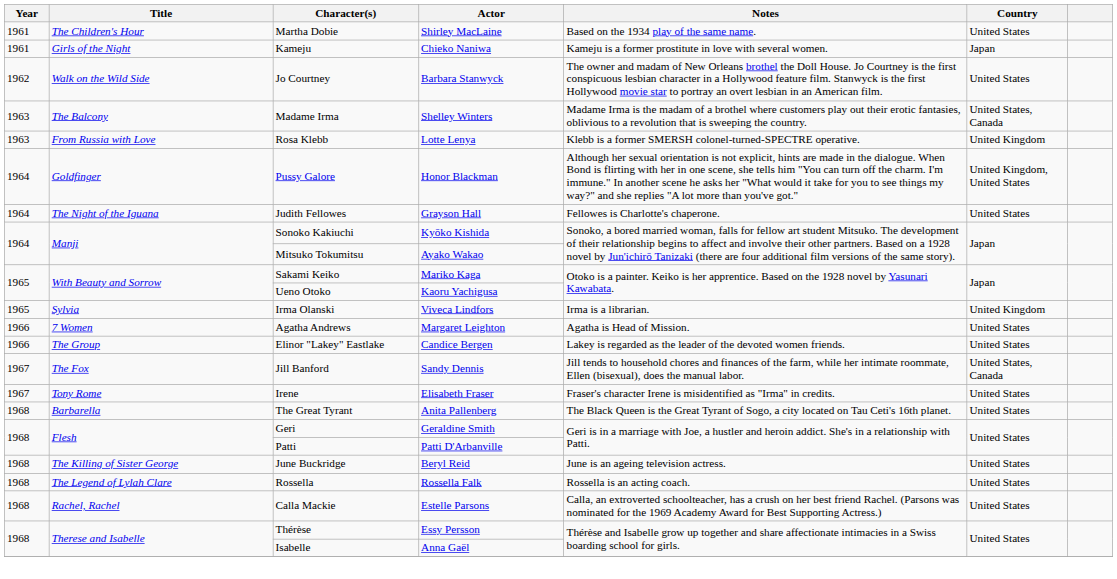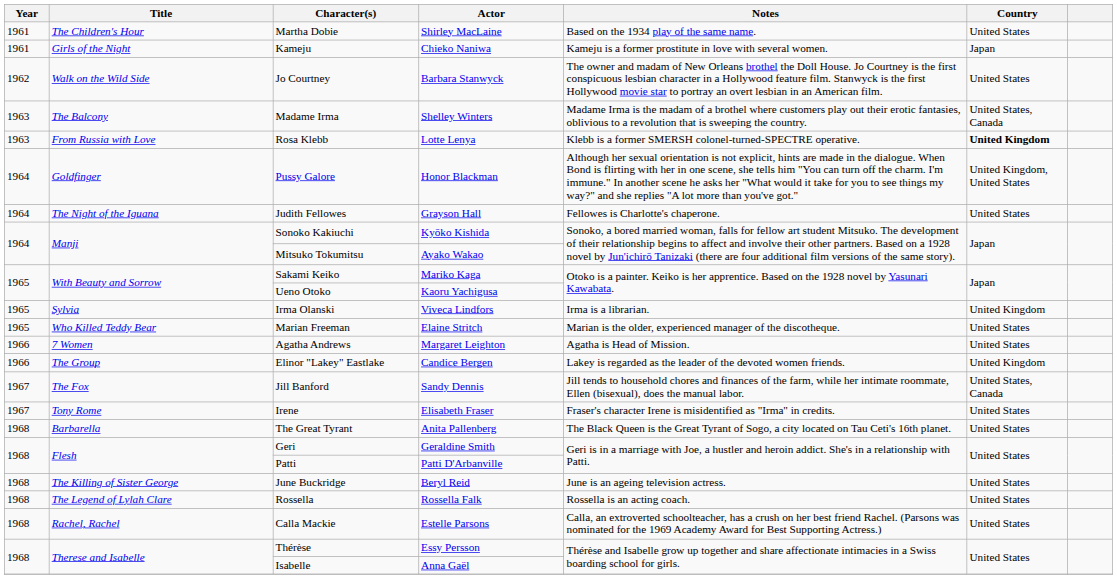(1007, 139) normal -> (1009, 139) bold
+ row: (313, 327)
(1000, 345) United States -> (1007, 362) United Kingdom
